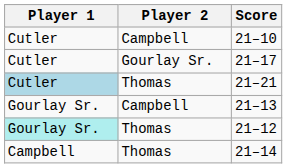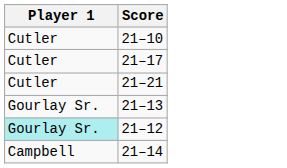- column: (175, 16)
(33, 84) lightblue background -> (33, 84) no background
